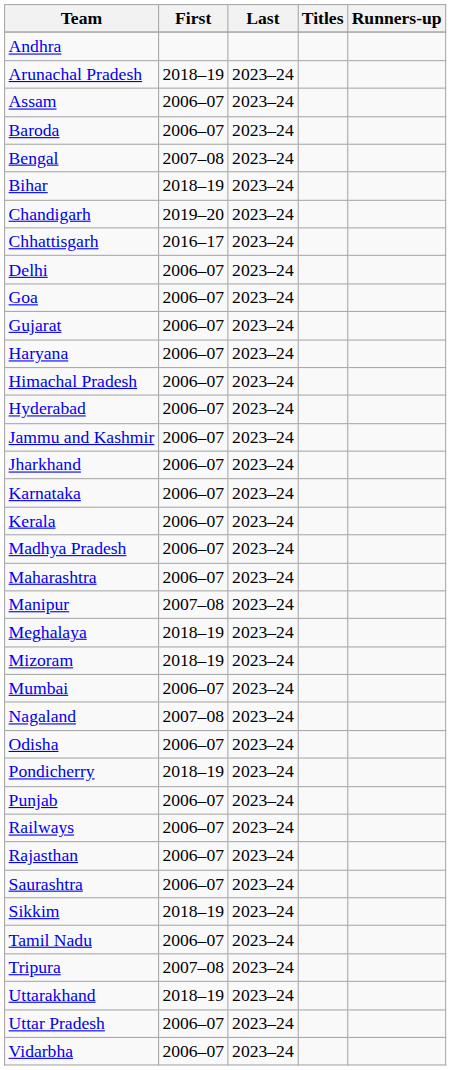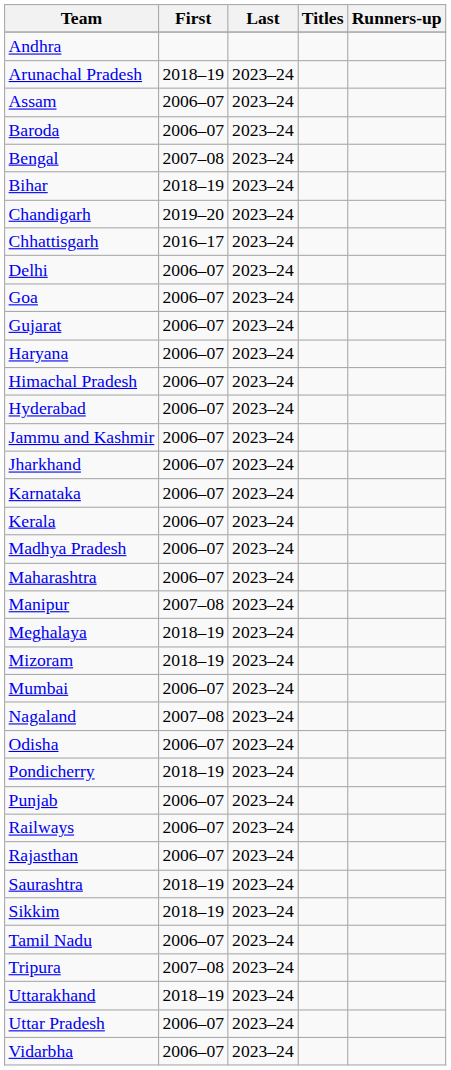(193, 883) 2006–07 -> (193, 883) 2018–19
